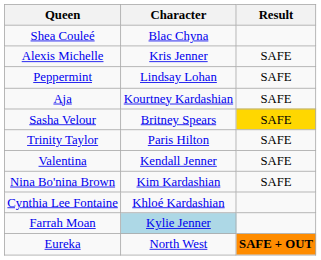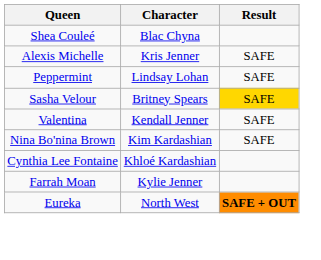- row: (63, 98)
- row: (63, 140)
(178, 223) lightblue background -> (170, 182) no background
